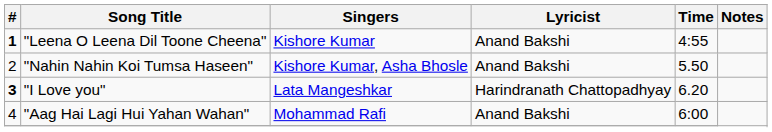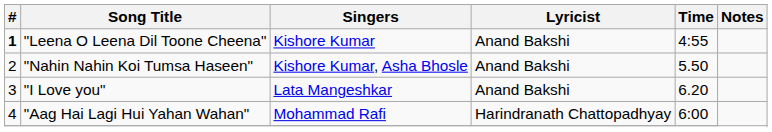(12, 90) bold -> (12, 90) normal
(573, 90) Harindranath Chattopadhyay -> (522, 90) Anand Bakshi
(522, 114) Anand Bakshi -> (573, 114) Harindranath Chattopadhyay
